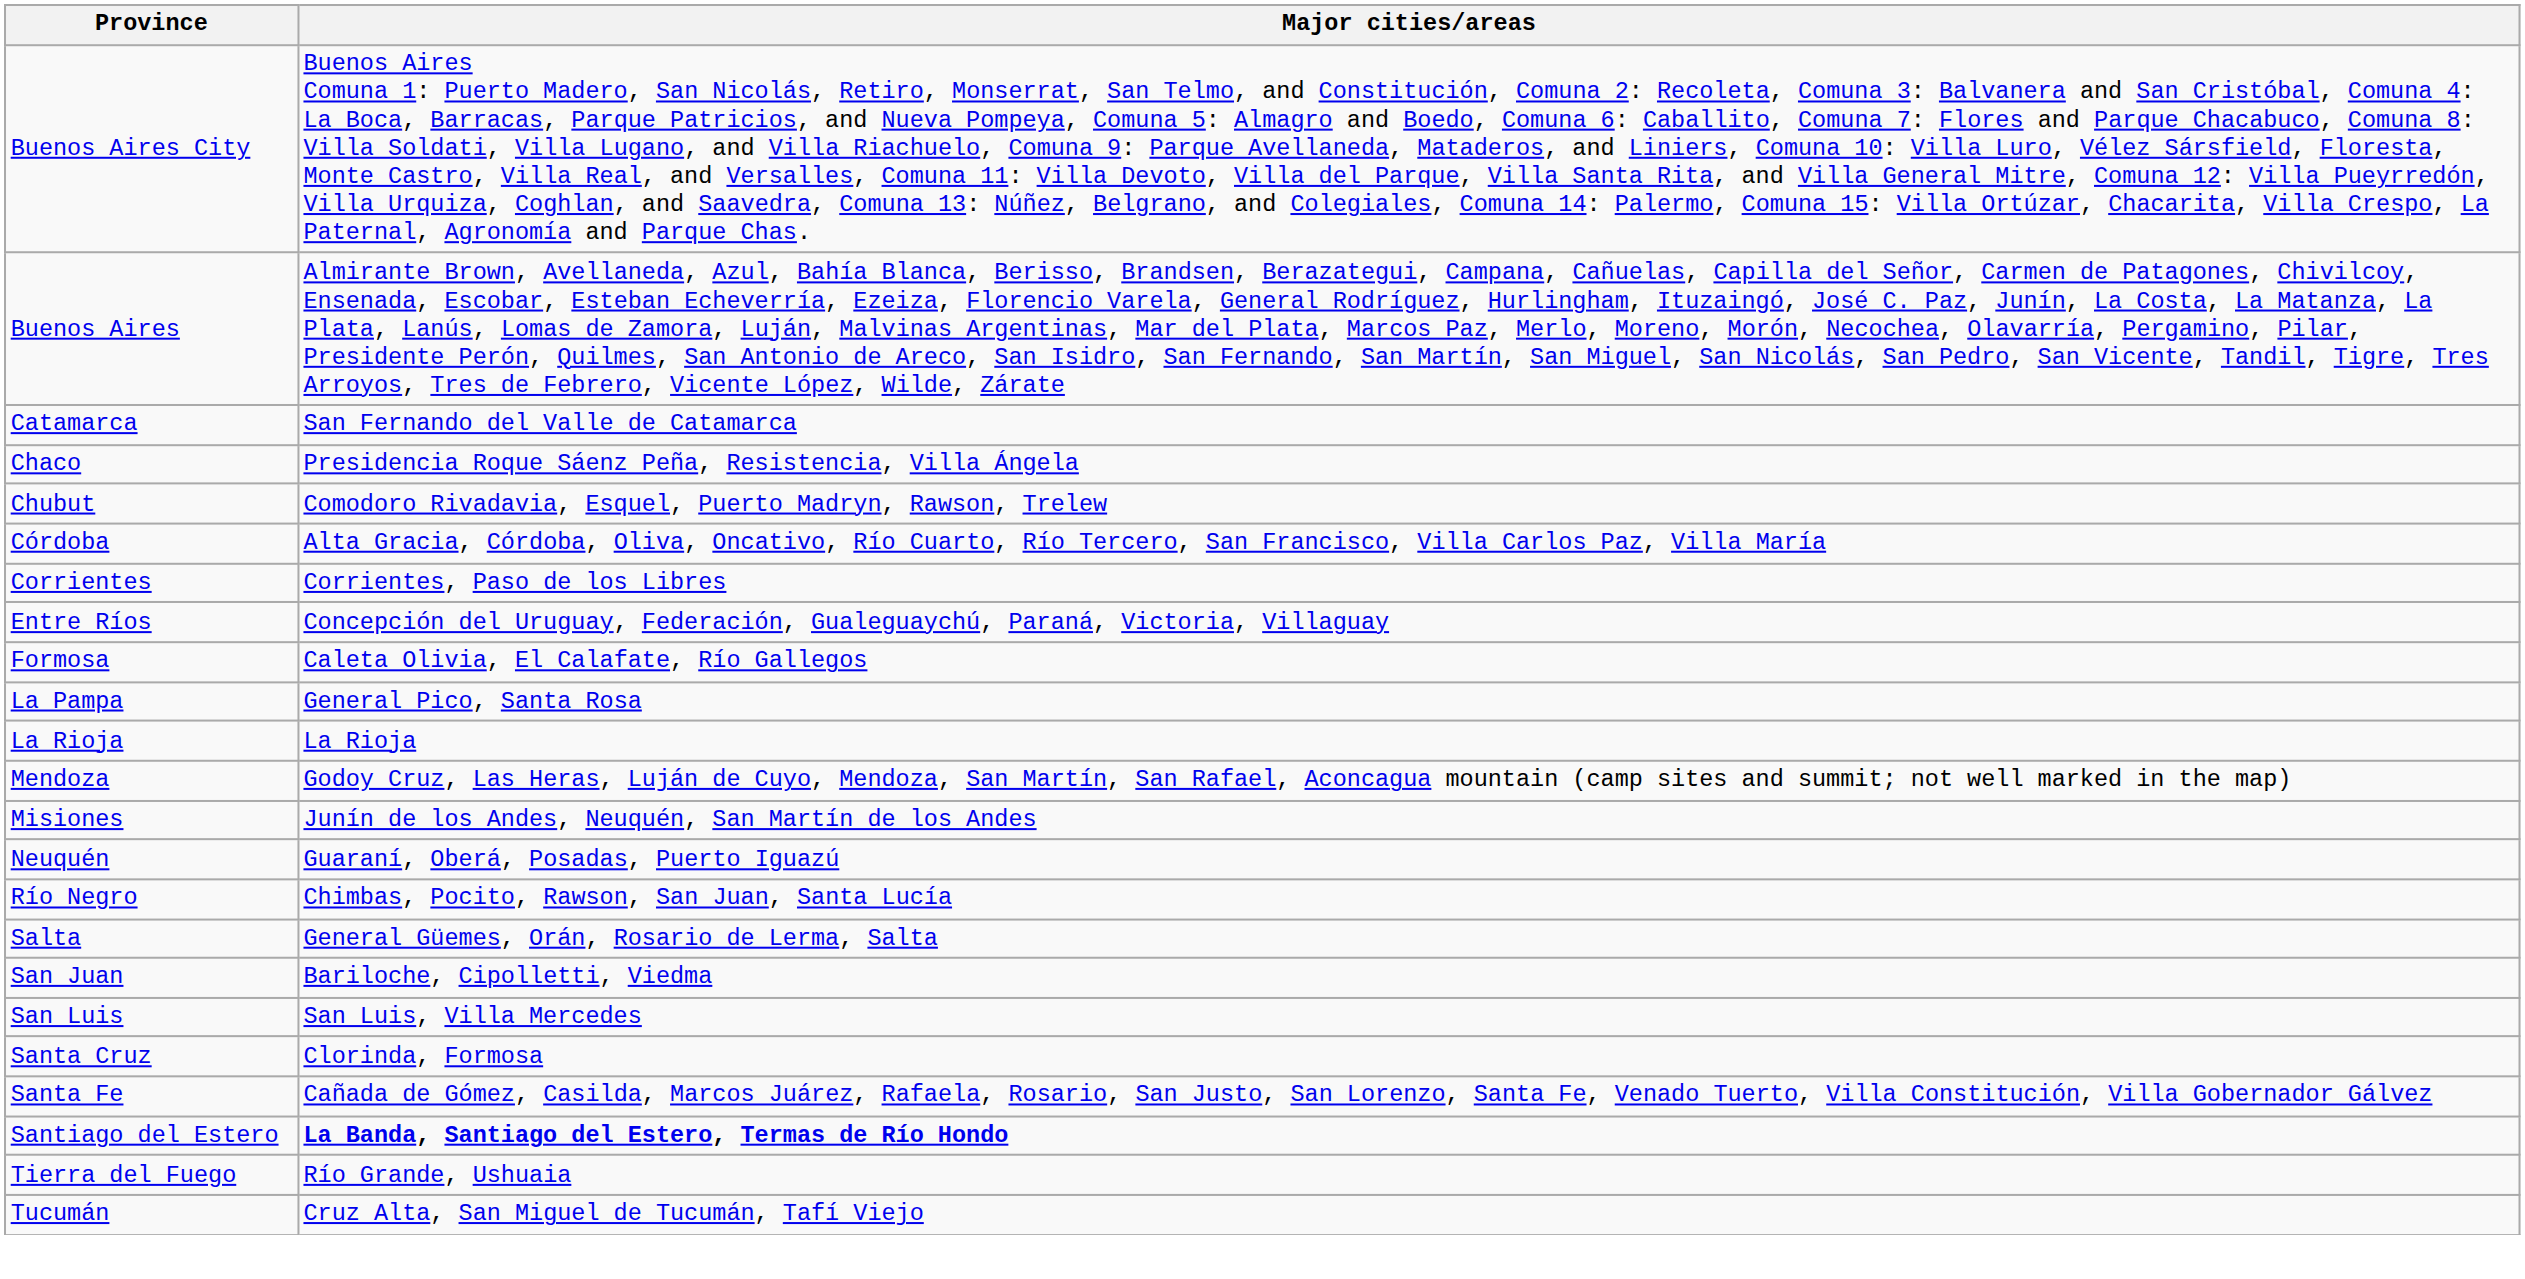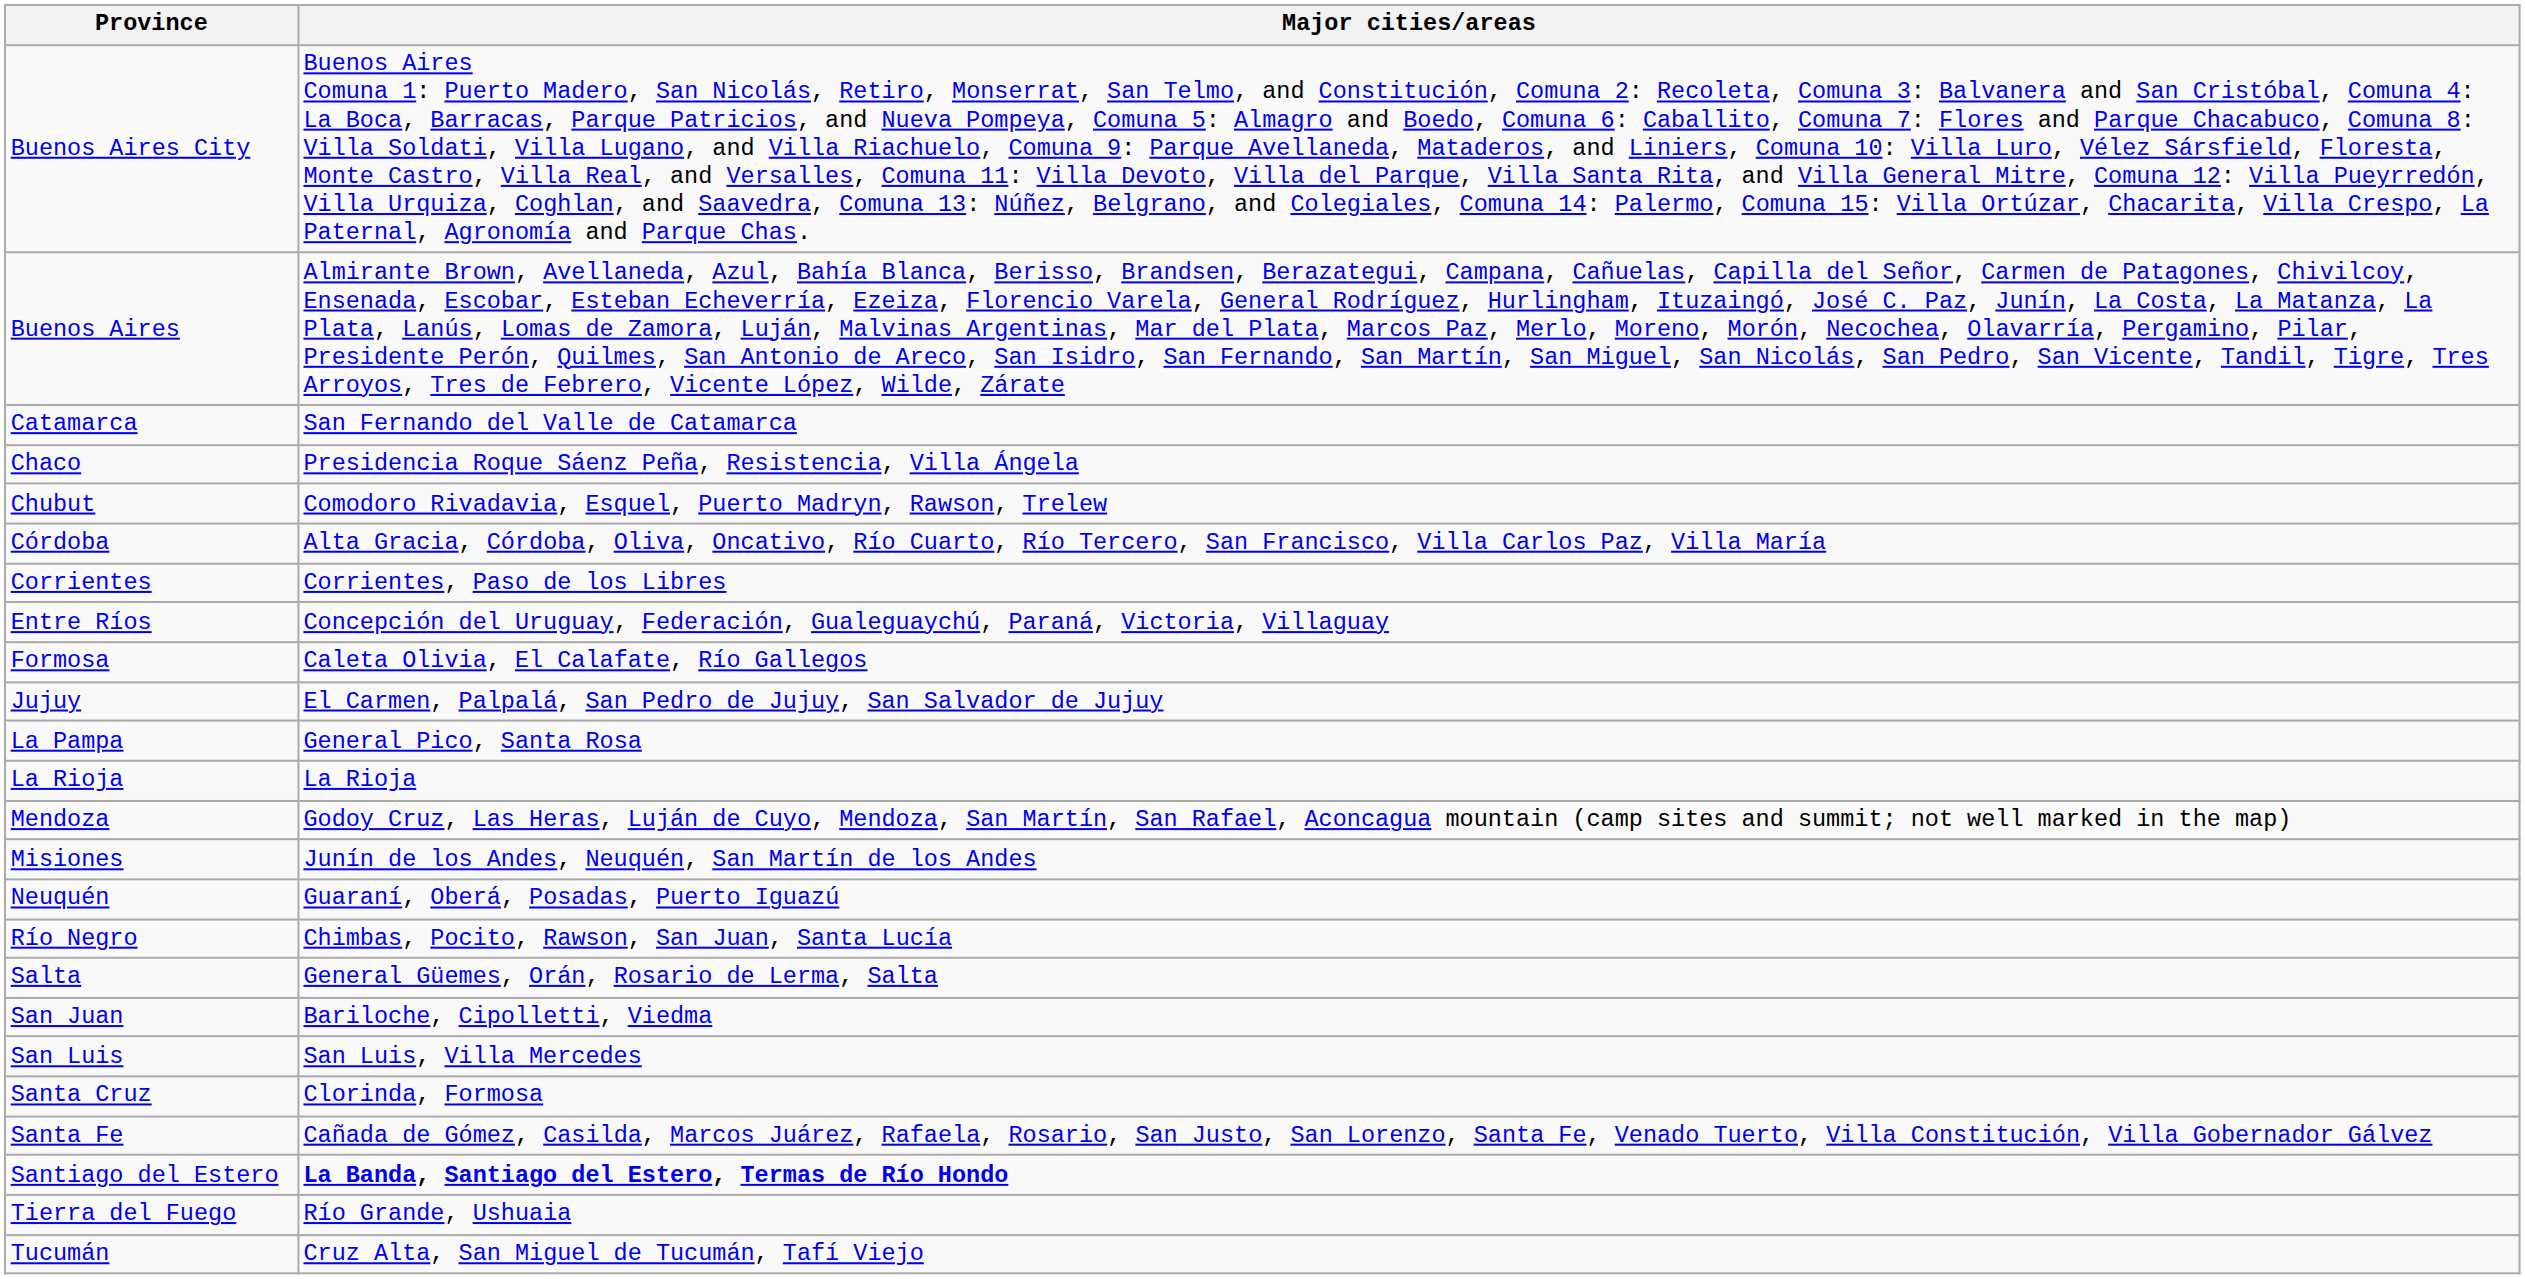+ row: (46, 701)
